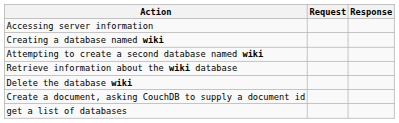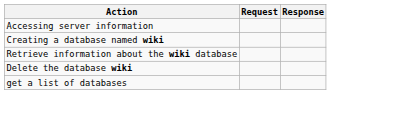- row: (135, 54)
- row: (156, 97)
